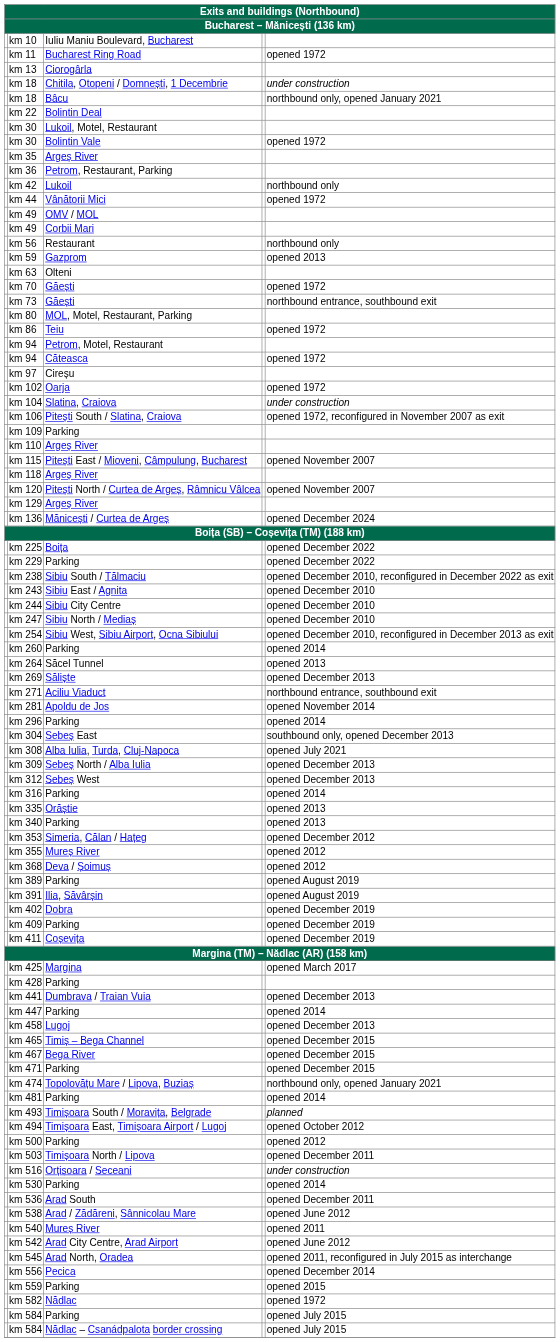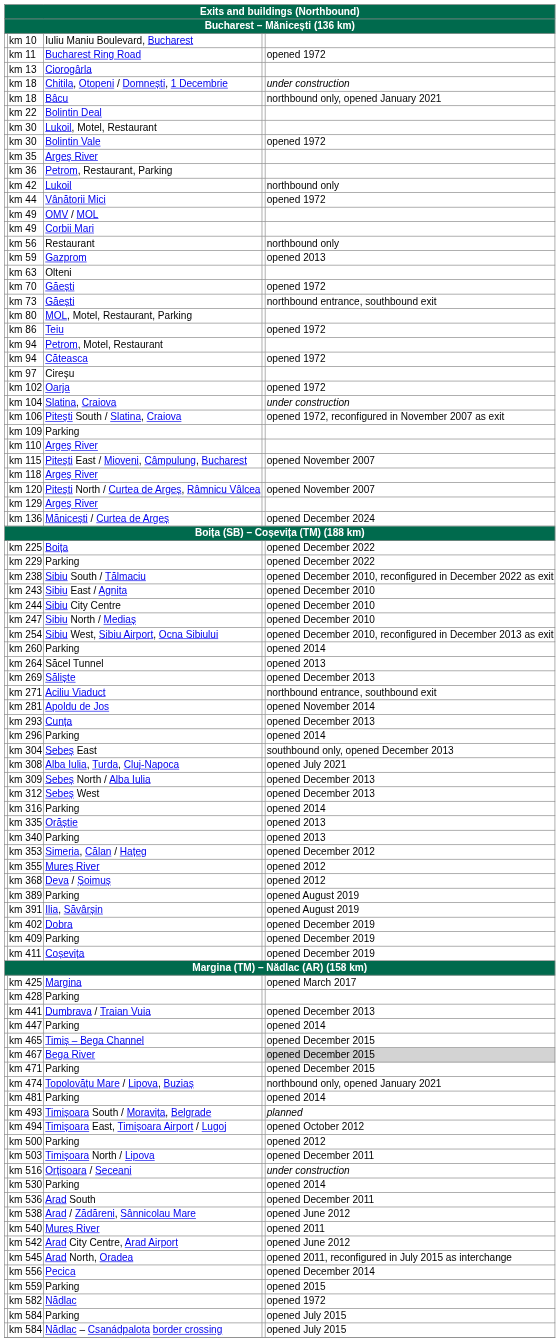+ row: (26, 721)
- row: (26, 1026)
(321, 1055) no background -> (321, 1055) lightgrey background
